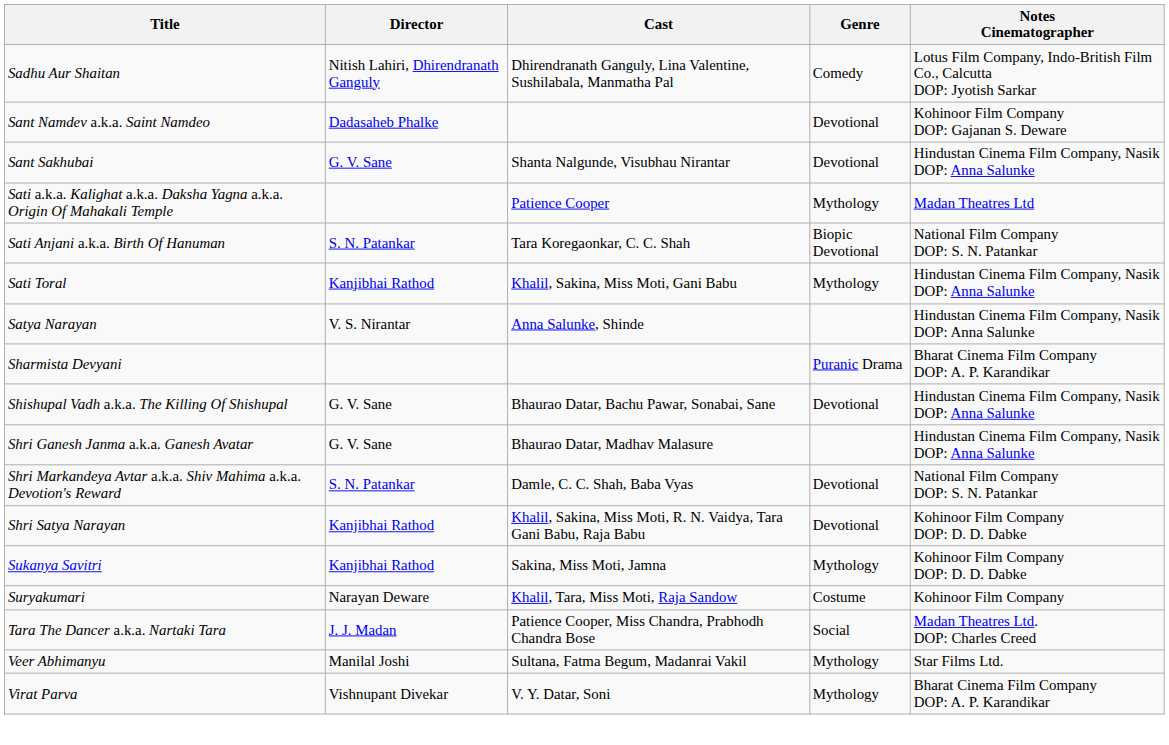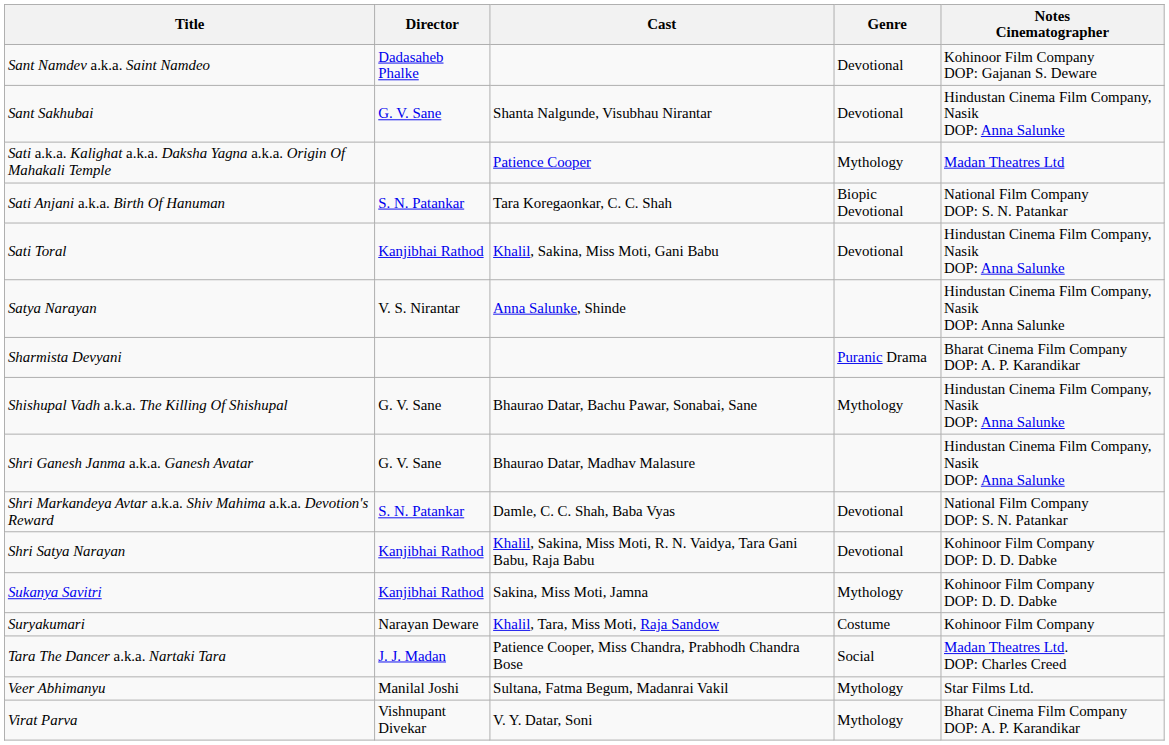- row: (64, 73)
(846, 283) Mythology -> (870, 251) Devotional
(846, 404) Devotional -> (870, 405) Mythology
